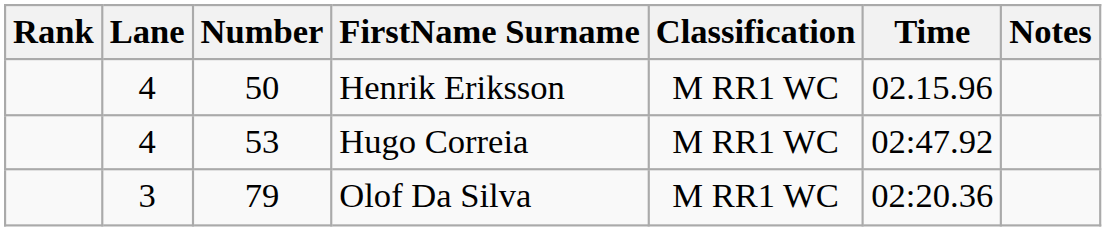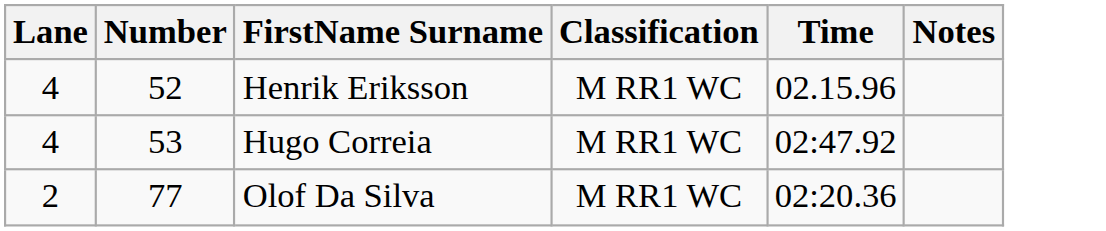- column: (53, 31)
(262, 86) 50 -> (165, 86) 52
(147, 196) 3 -> (50, 196) 2
(262, 196) 79 -> (165, 196) 77
